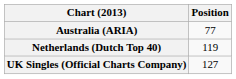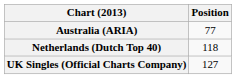(210, 47) 119 -> (210, 47) 118
